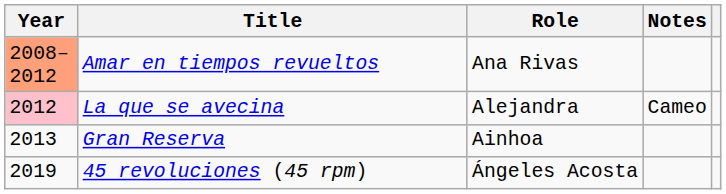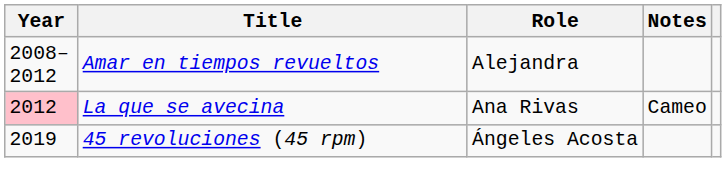(39, 64) lightsalmon background -> (39, 64) no background
(525, 64) Ana Rivas -> (525, 64) Alejandra
(525, 108) Alejandra -> (525, 108) Ana Rivas
- row: (154, 140)
